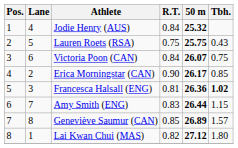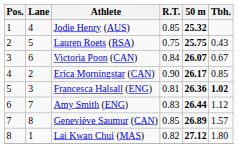(171, 27) 0.84 -> (171, 27) 0.85
(220, 58) 0.75 -> (220, 58) 0.67
(220, 105) 1.15 -> (220, 105) 1.12
